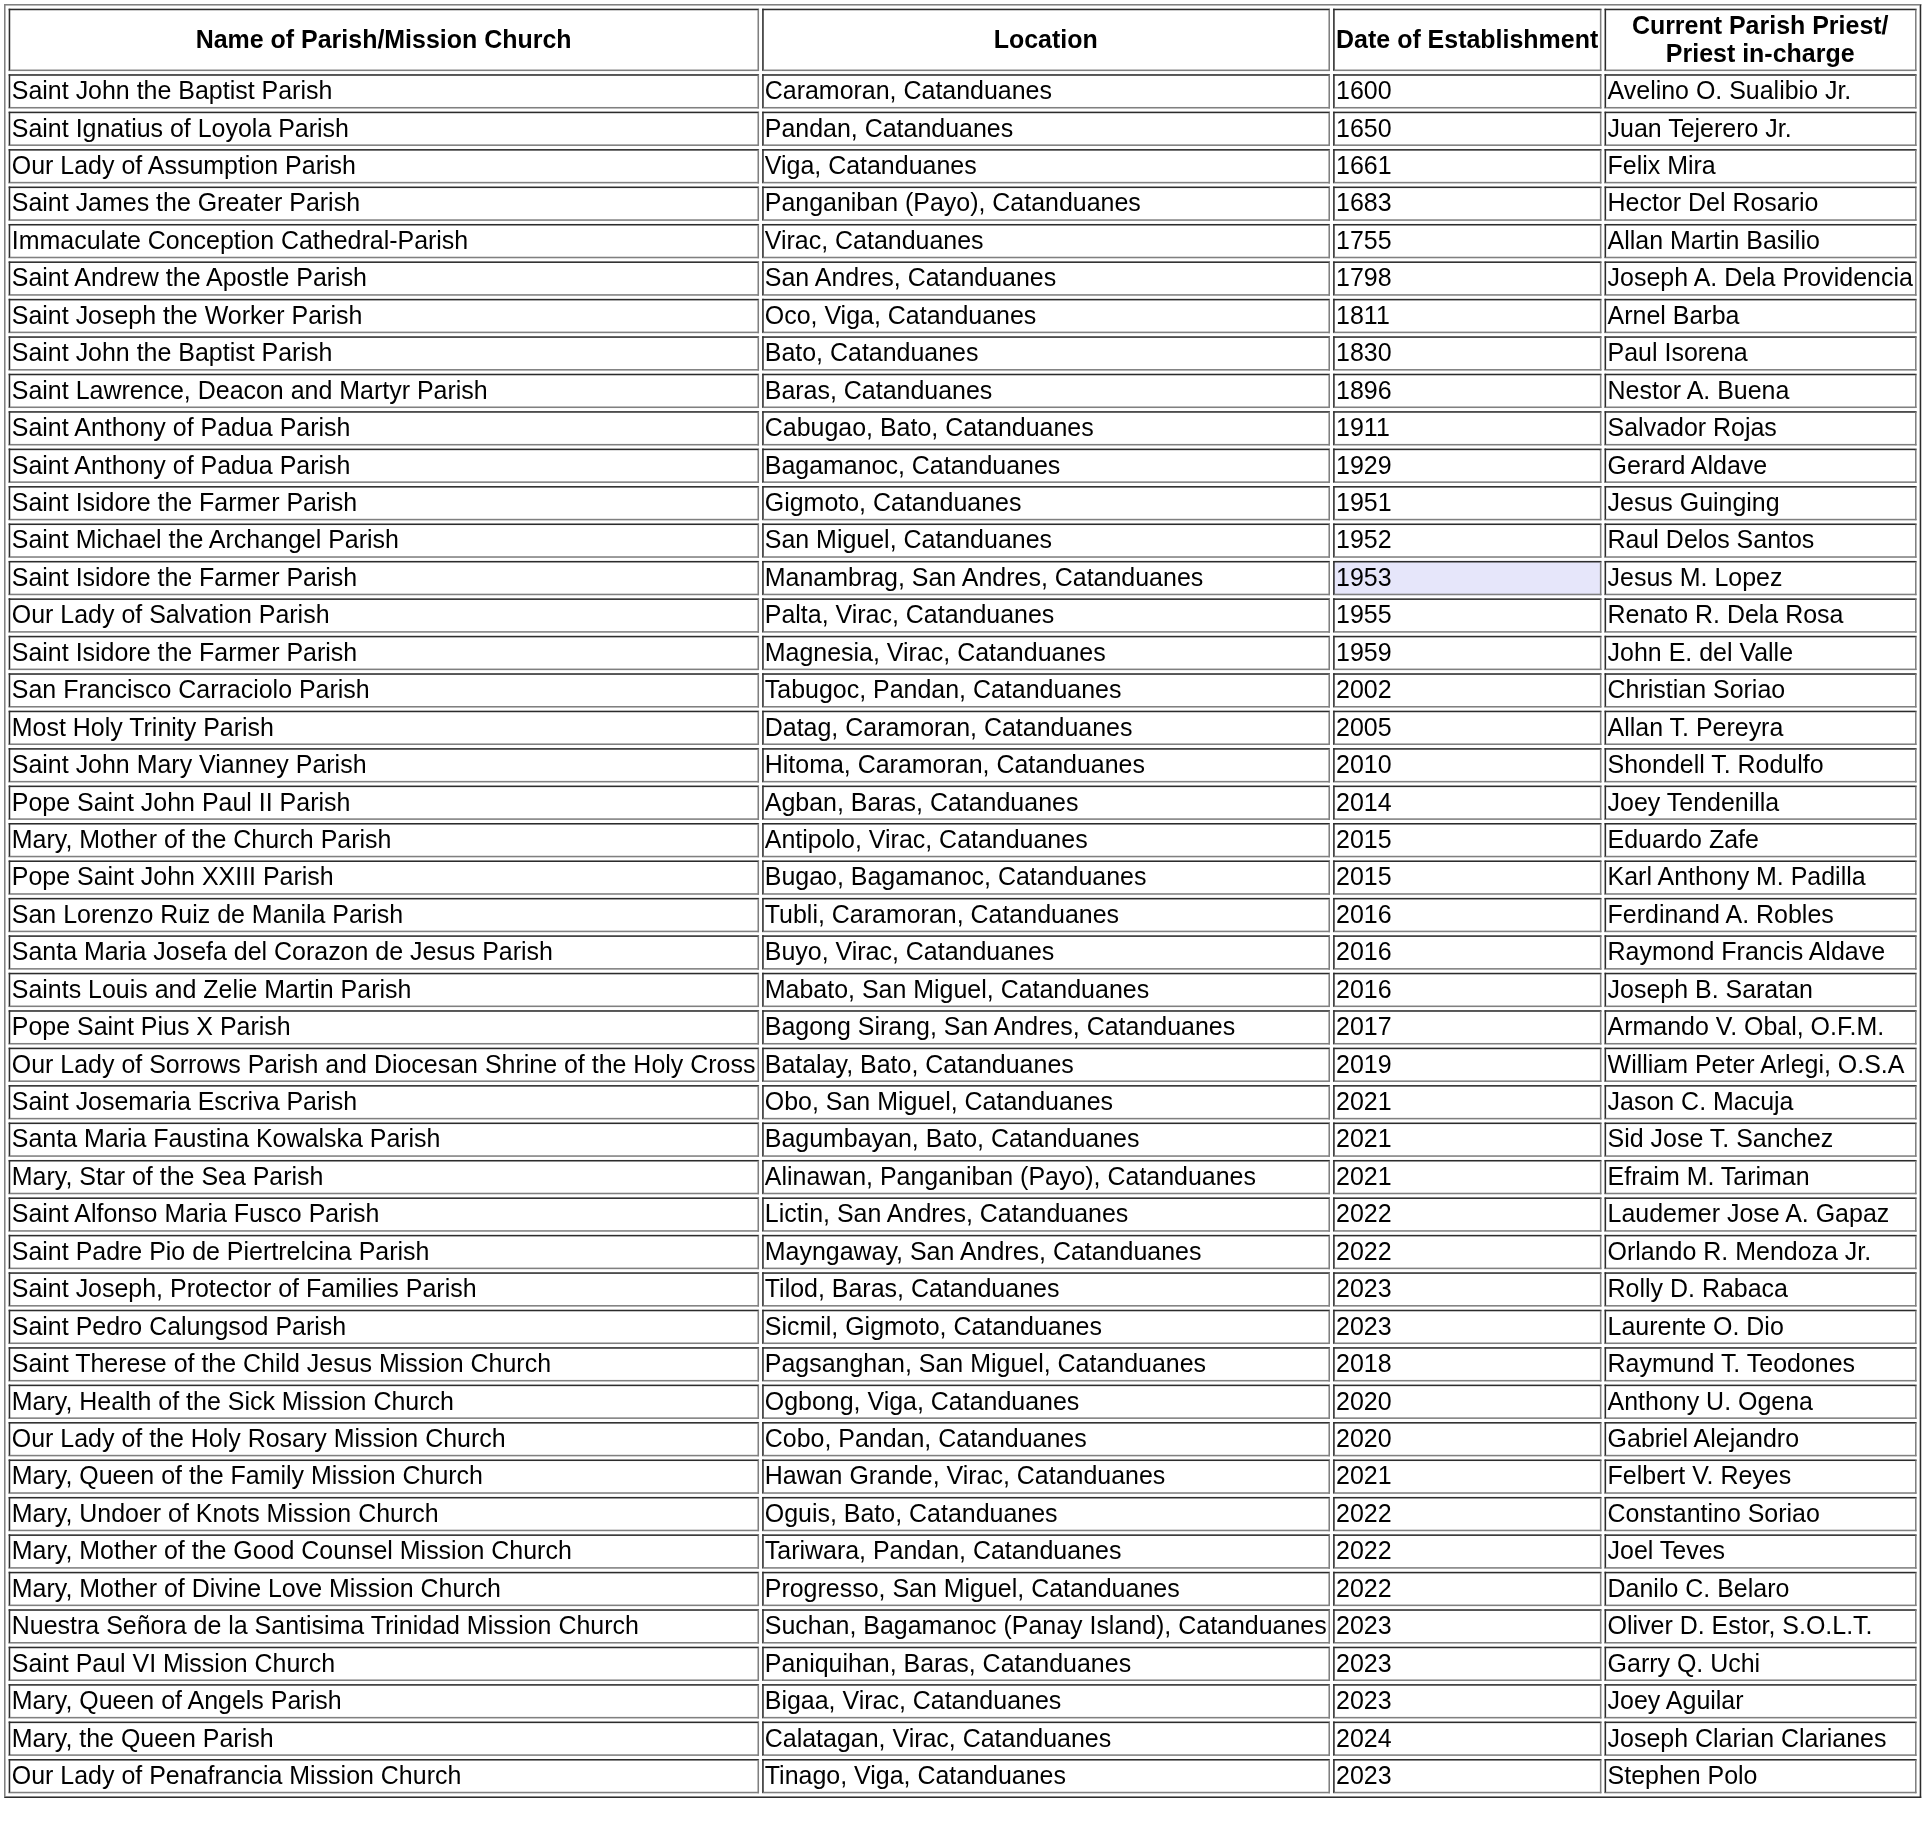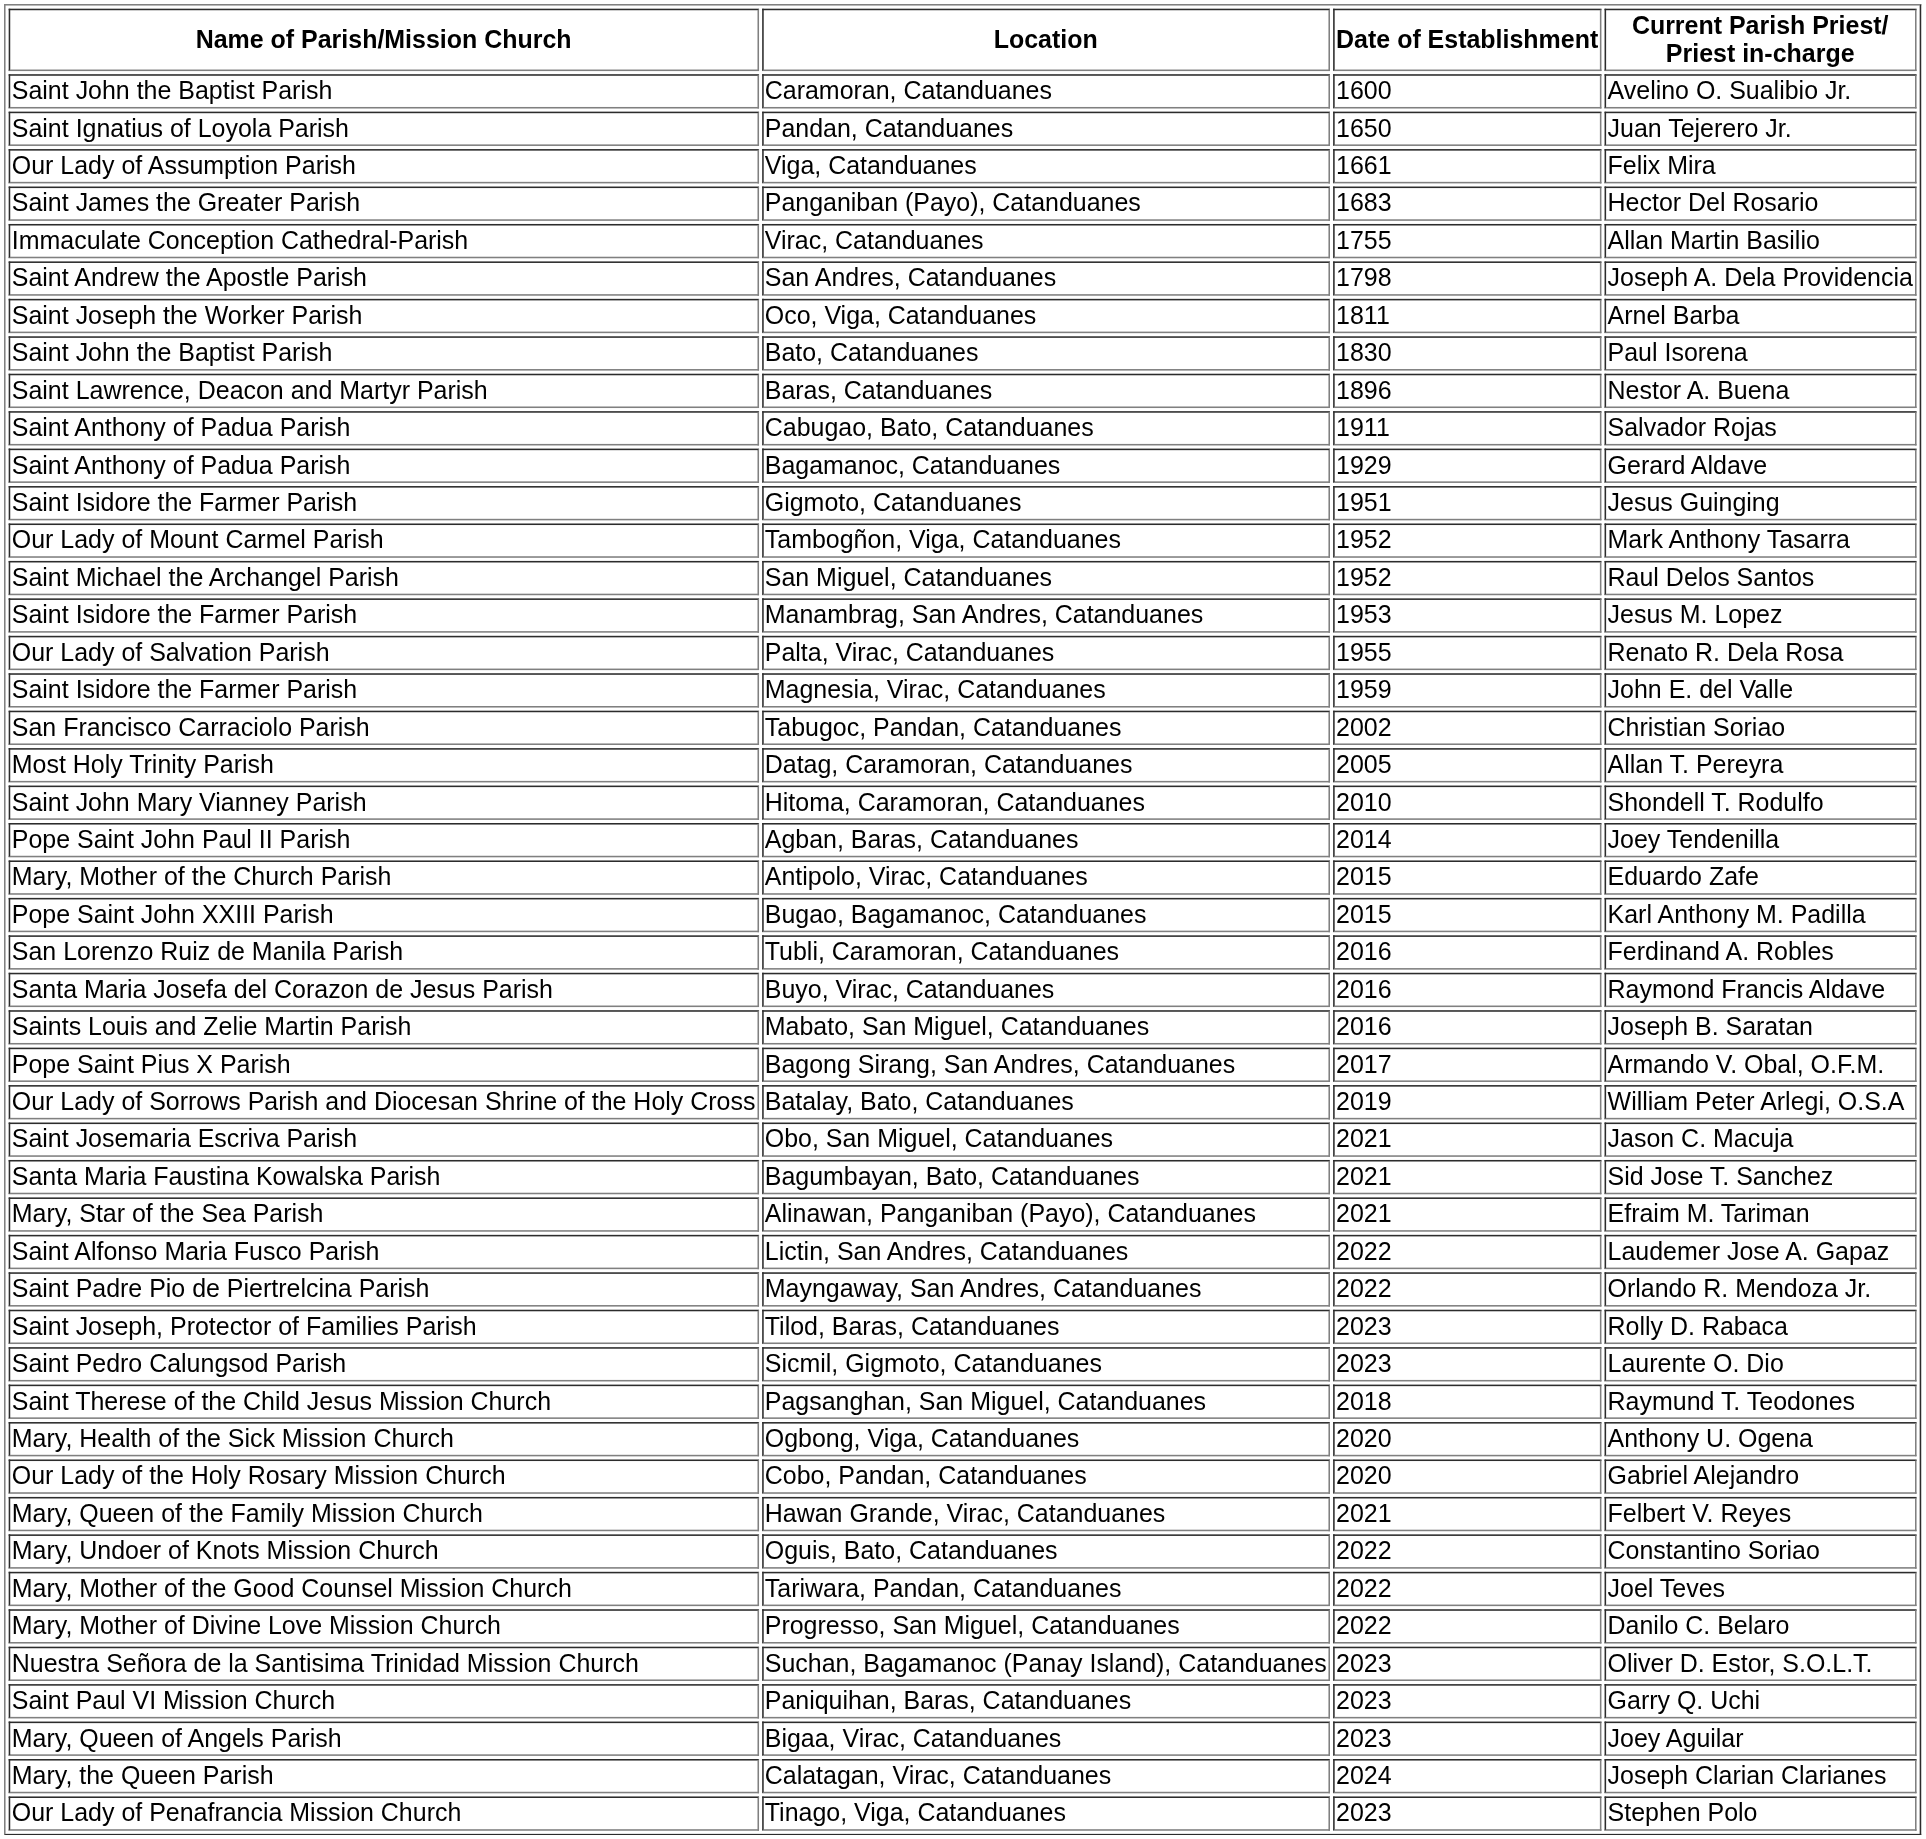+ row: (943, 540)
(1364, 577) lavender background -> (1364, 615) no background
